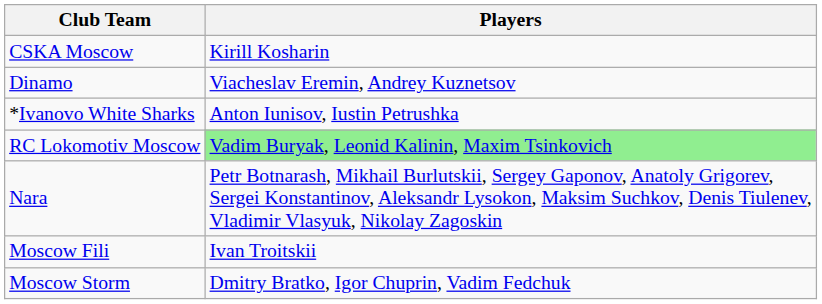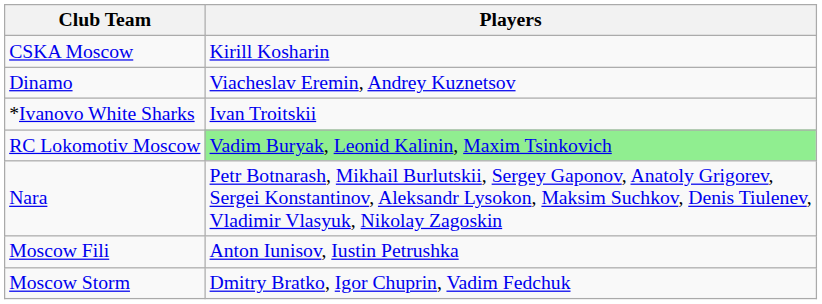(334, 113) Anton Iunisov, Iustin Petrushka -> (263, 113) Ivan Troitskii
(263, 251) Ivan Troitskii -> (334, 251) Anton Iunisov, Iustin Petrushka
